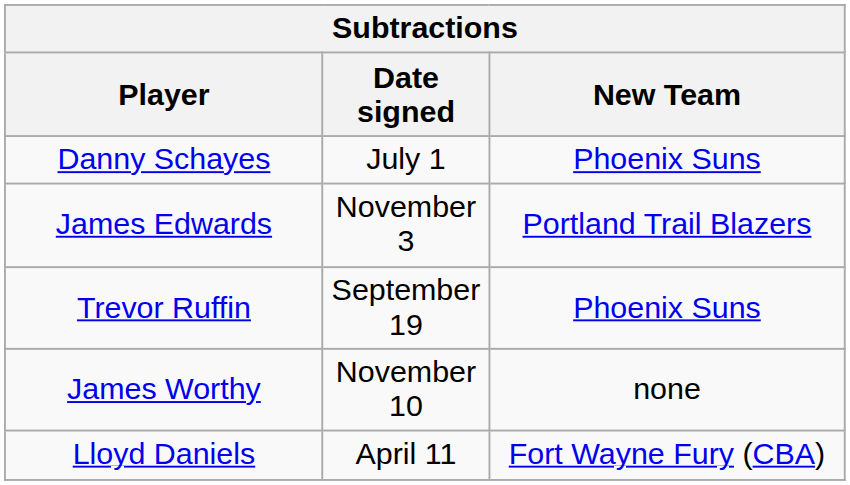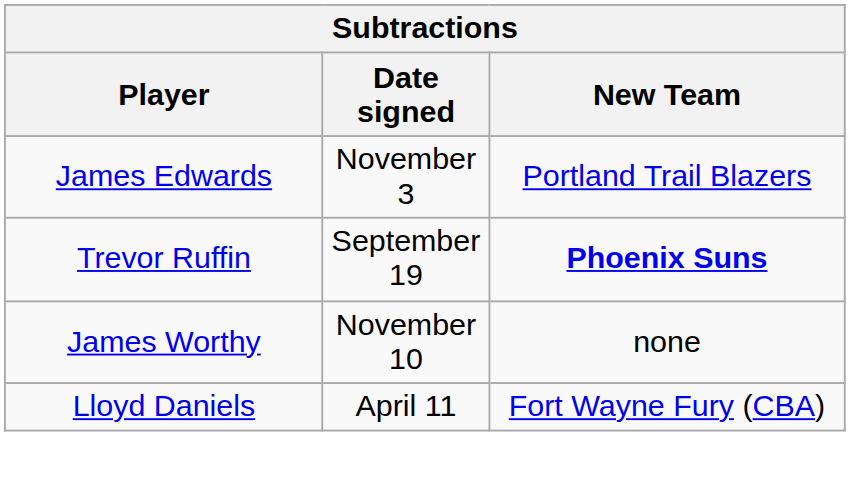- row: (164, 159)
(667, 306) normal -> (667, 258) bold
